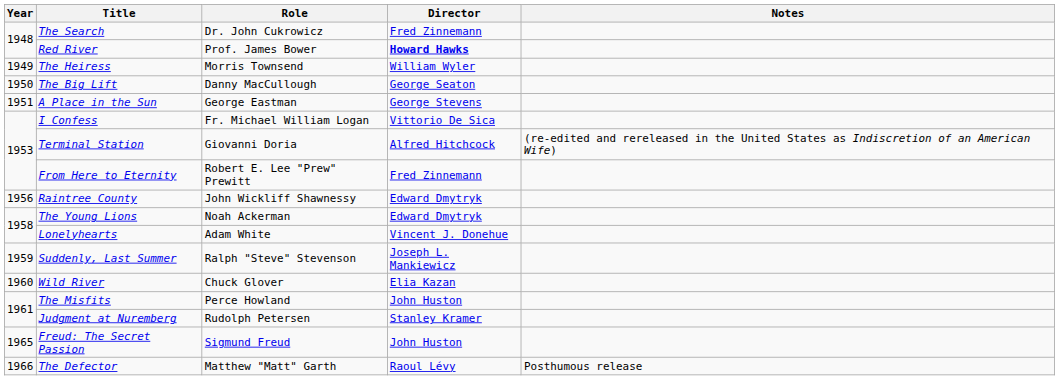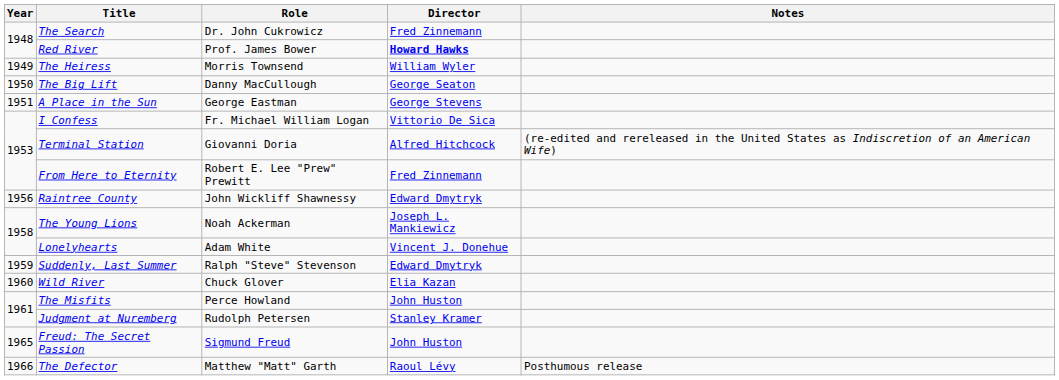(436, 216) Edward Dmytryk -> (423, 223) Joseph L. Mankiewicz
(423, 258) Joseph L. Mankiewicz -> (436, 265) Edward Dmytryk
